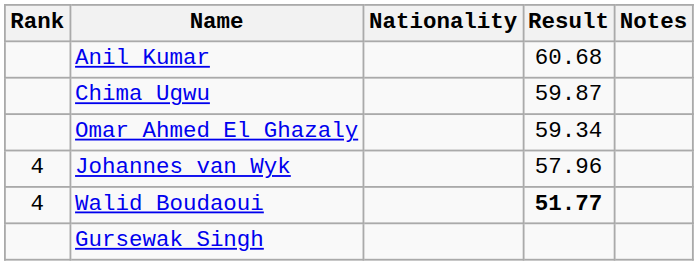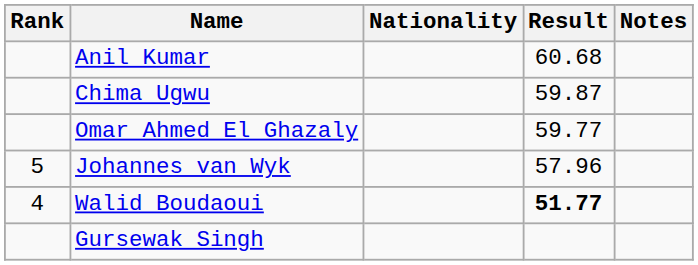(569, 132) 59.34 -> (569, 132) 59.77
(37, 169) 4 -> (37, 169) 5
